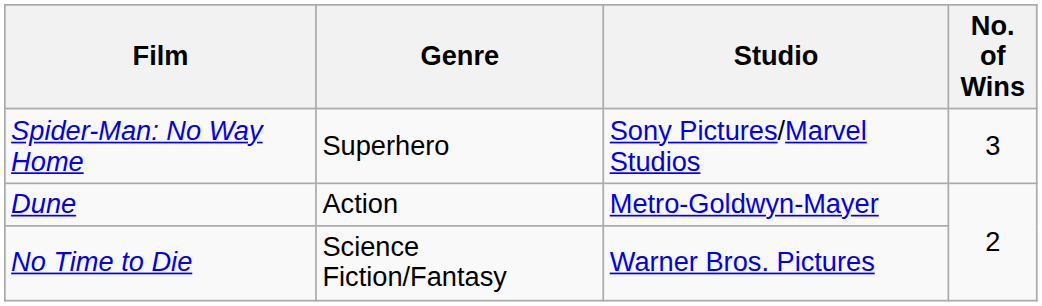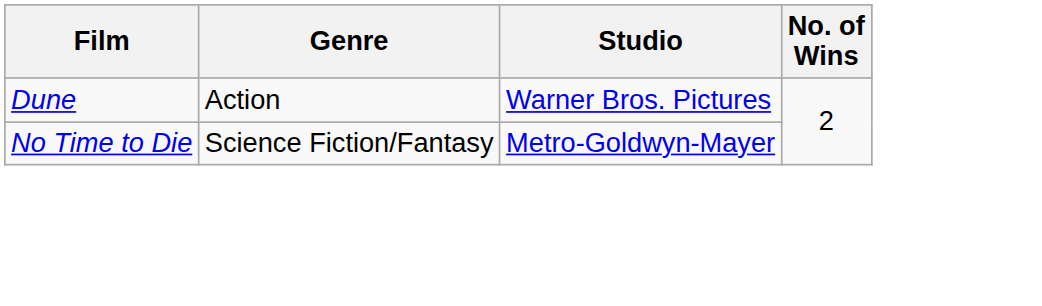- row: (137, 145)
(744, 204) Metro-Goldwyn-Mayer -> (639, 99) Warner Bros. Pictures
(742, 262) Warner Bros. Pictures -> (641, 142) Metro-Goldwyn-Mayer
